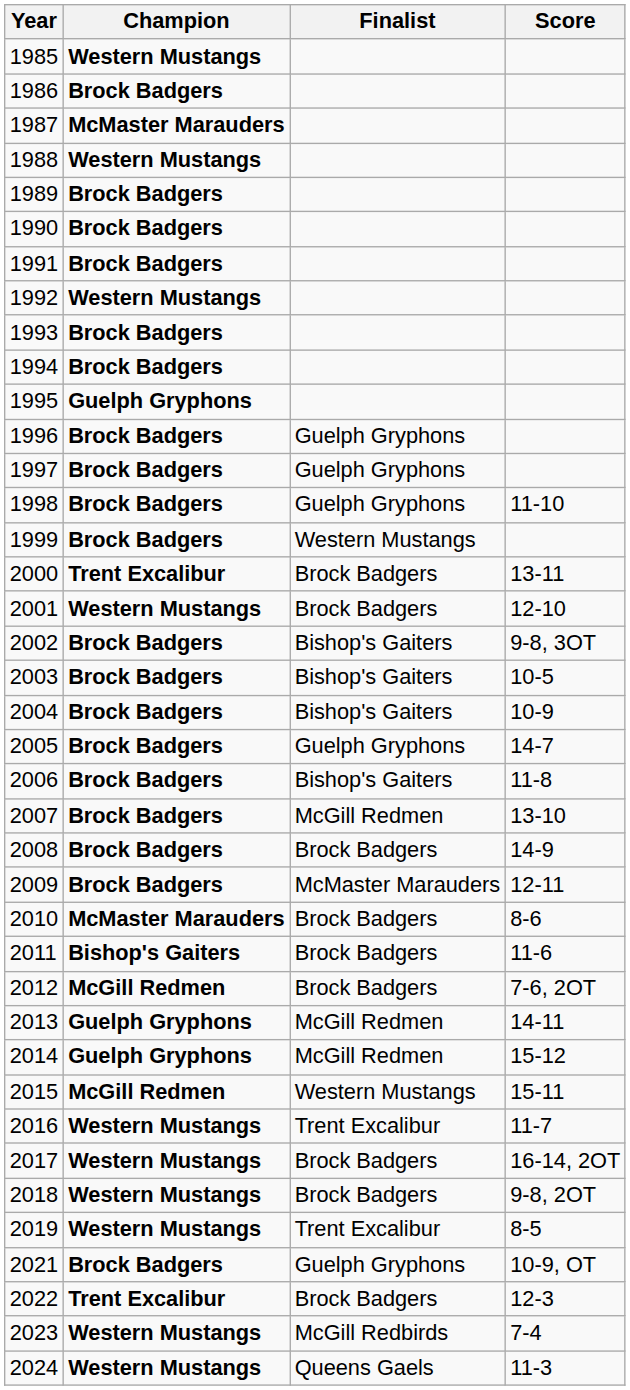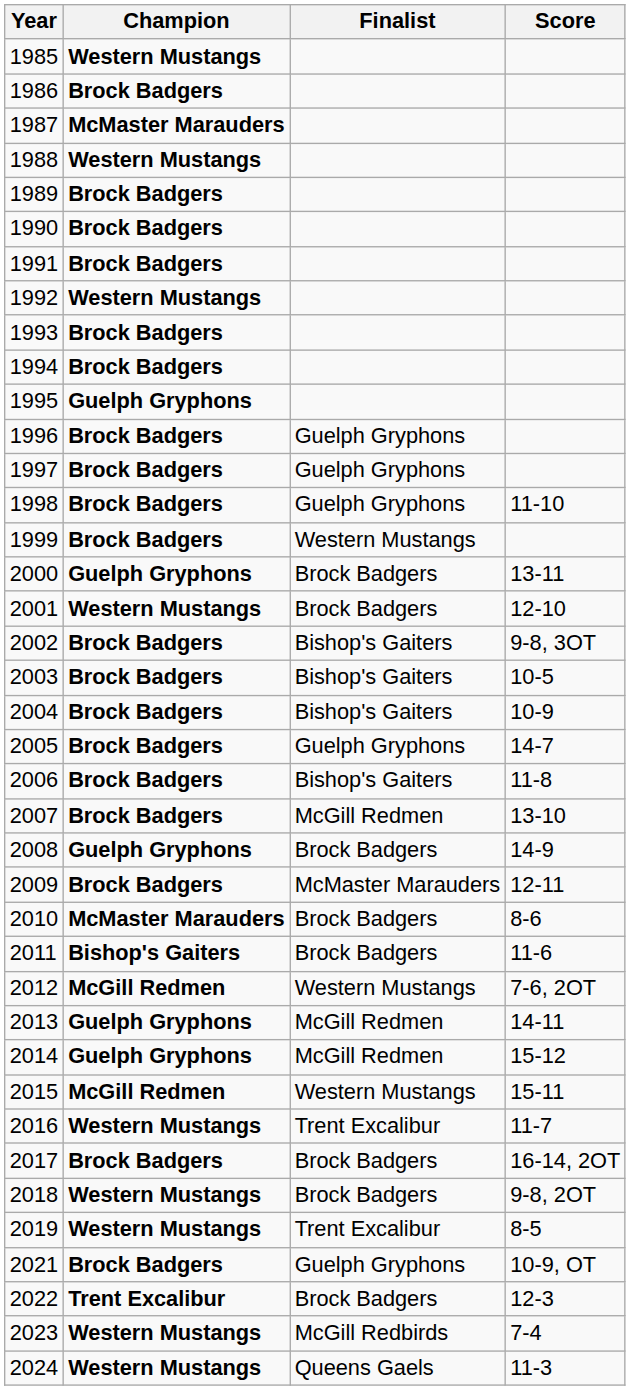(147, 573) Trent Excalibur -> (160, 573) Guelph Gryphons
(146, 849) Brock Badgers -> (160, 849) Guelph Gryphons
(366, 988) Brock Badgers -> (385, 988) Western Mustangs
(165, 1160) Western Mustangs -> (146, 1160) Brock Badgers
